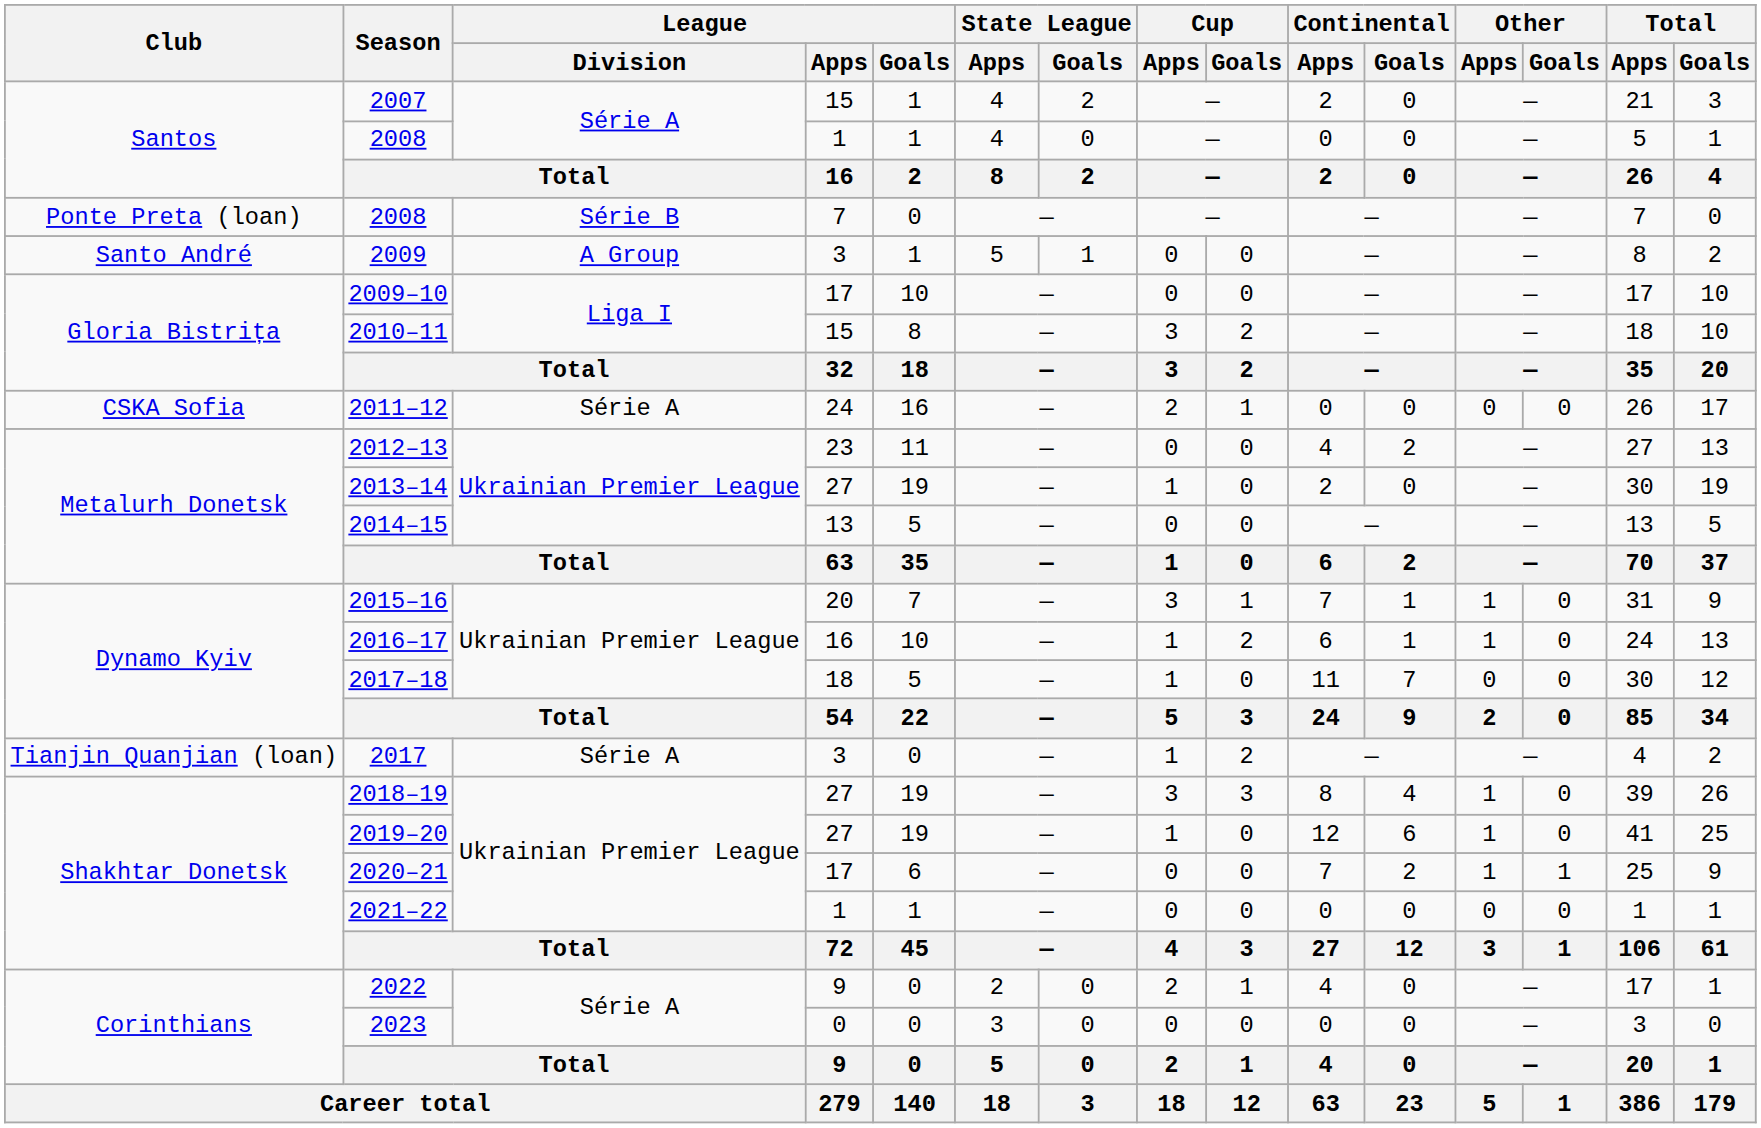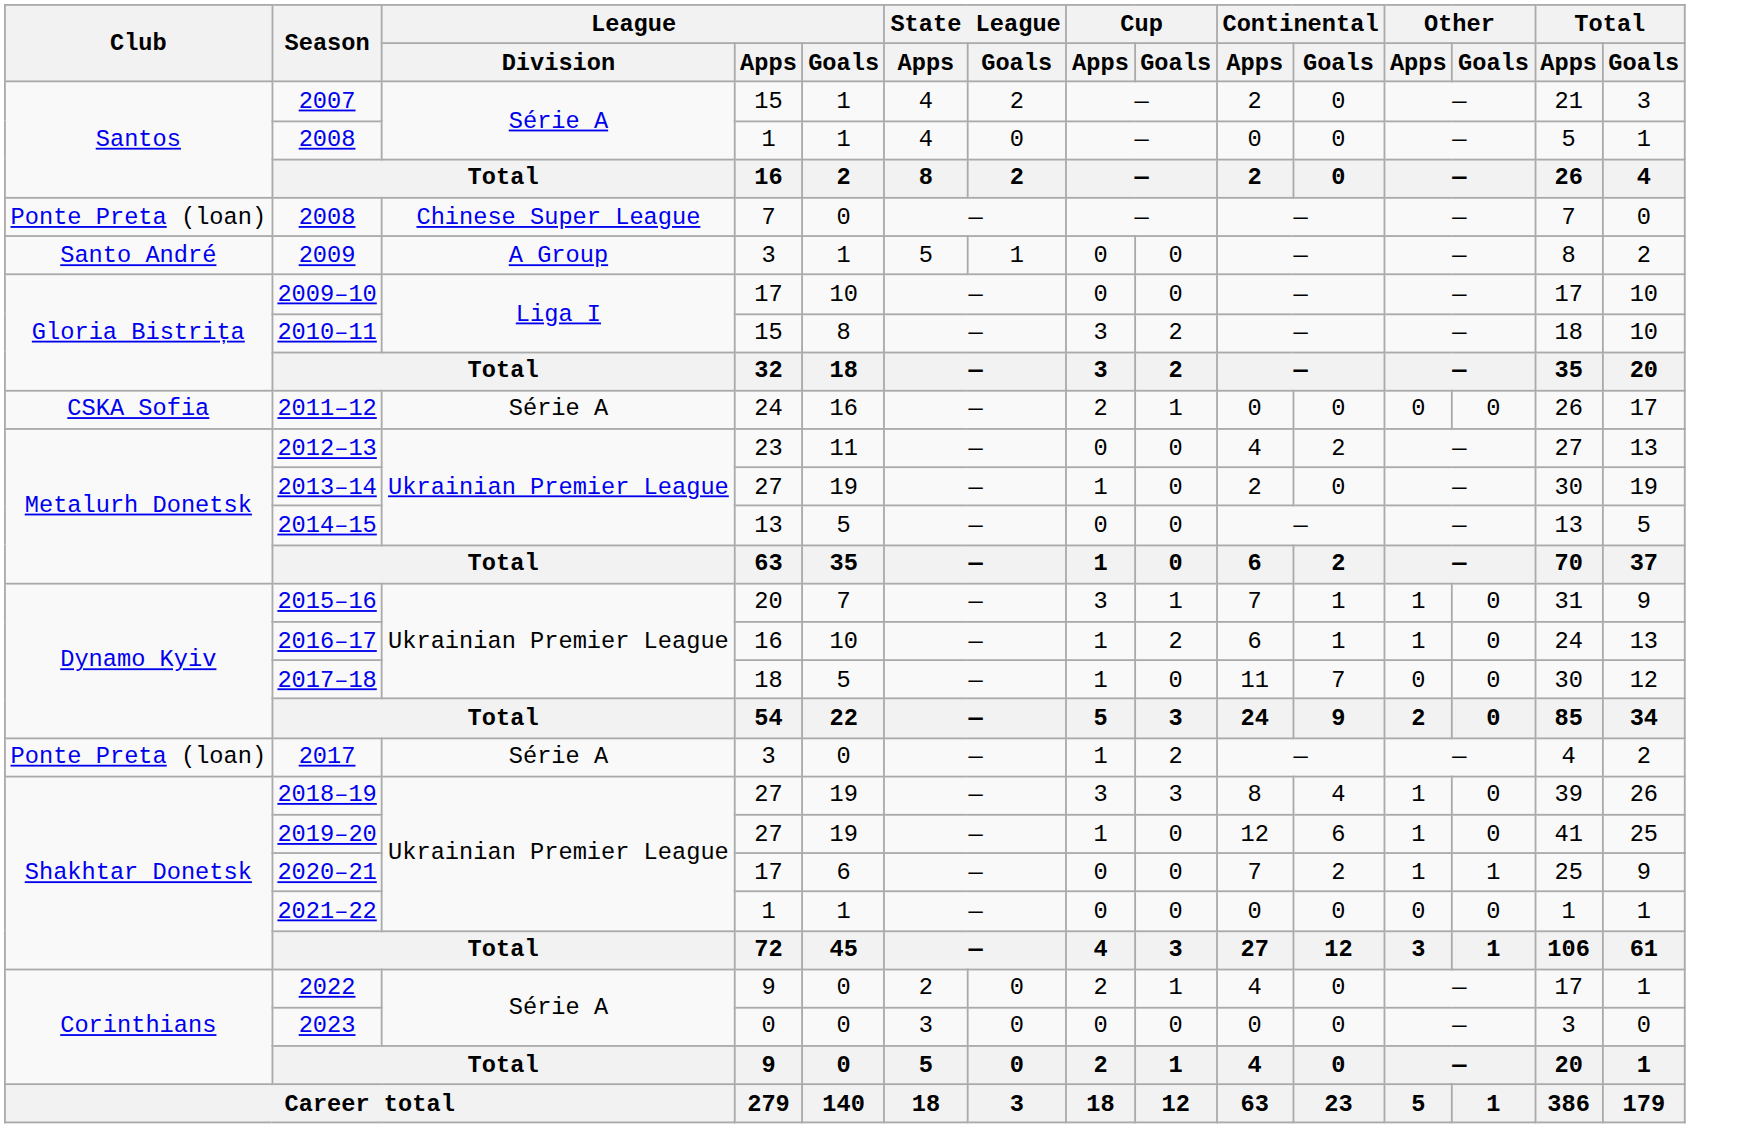(629, 217) Série B -> (558, 217) Chinese Super League
(174, 757) Tianjin Quanjian (loan) -> (138, 757) Ponte Preta (loan)
